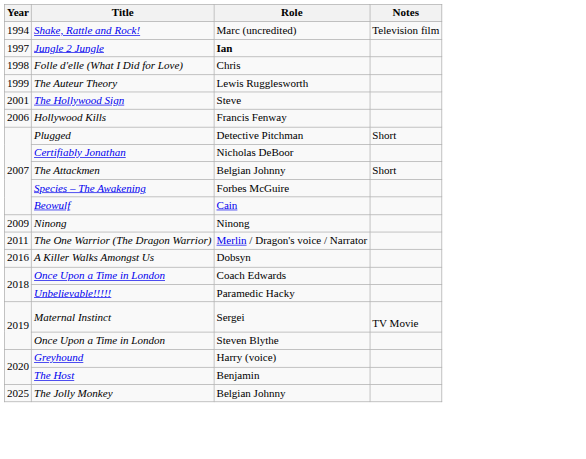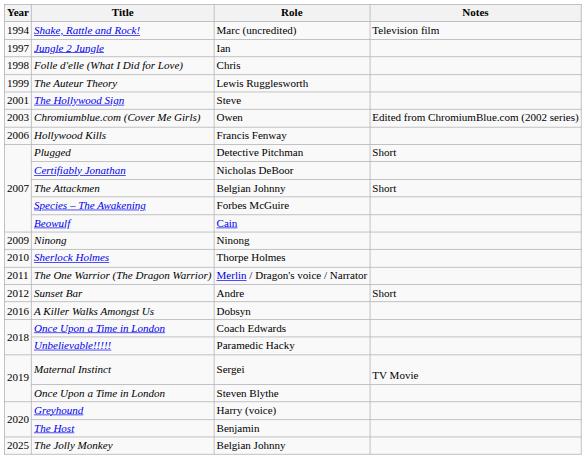(224, 48) bold -> (224, 48) normal
+ row: (18, 118)
+ row: (18, 258)
+ row: (18, 293)
